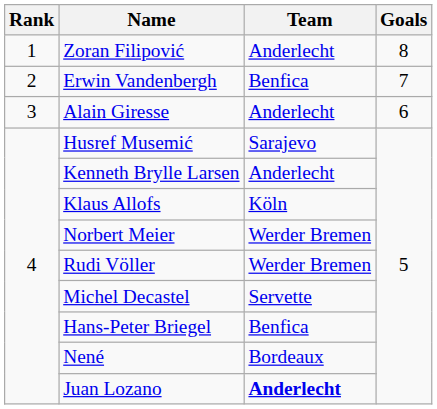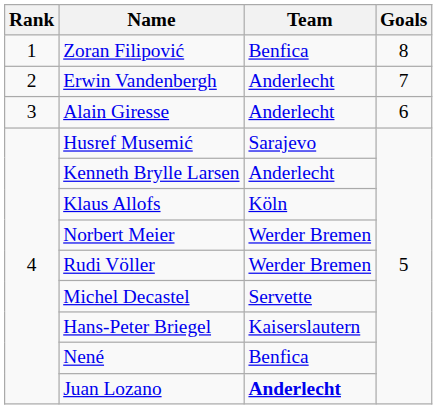(291, 50) Anderlecht -> (279, 50) Benfica
(279, 81) Benfica -> (291, 81) Anderlecht
(279, 326) Benfica -> (304, 326) Kaiserslautern
(286, 357) Bordeaux -> (279, 357) Benfica
